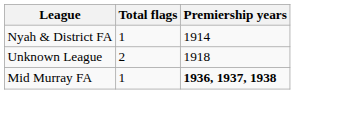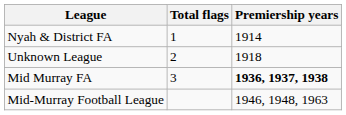(122, 78) 1 -> (173, 78) 3
+ row: (86, 99)
